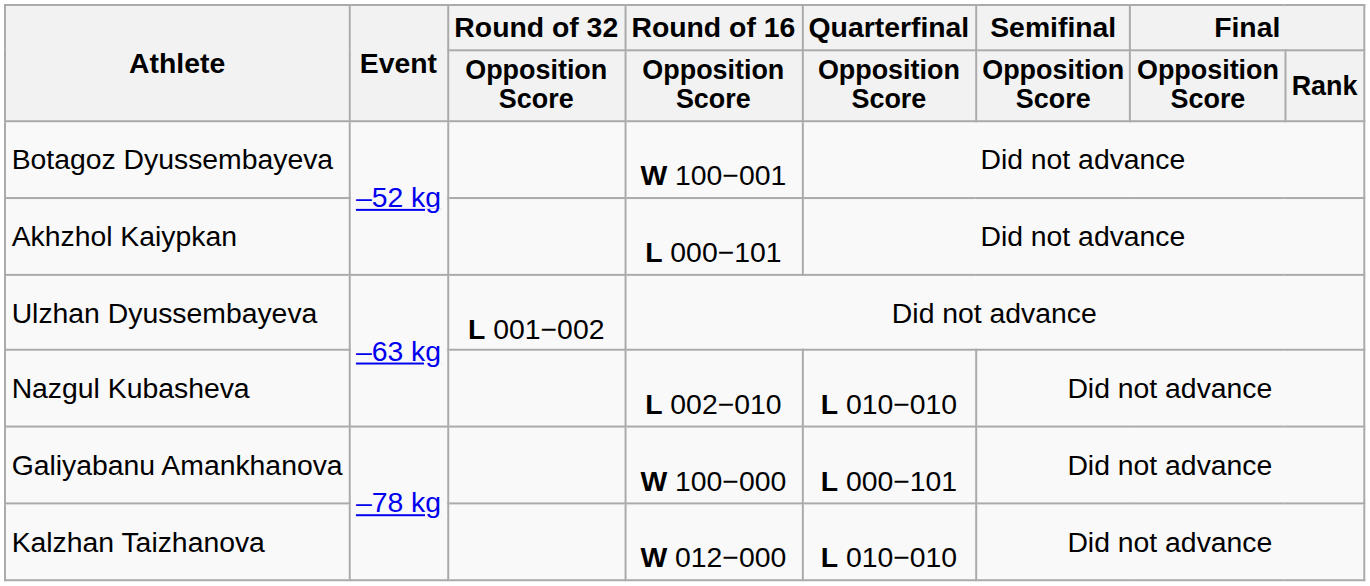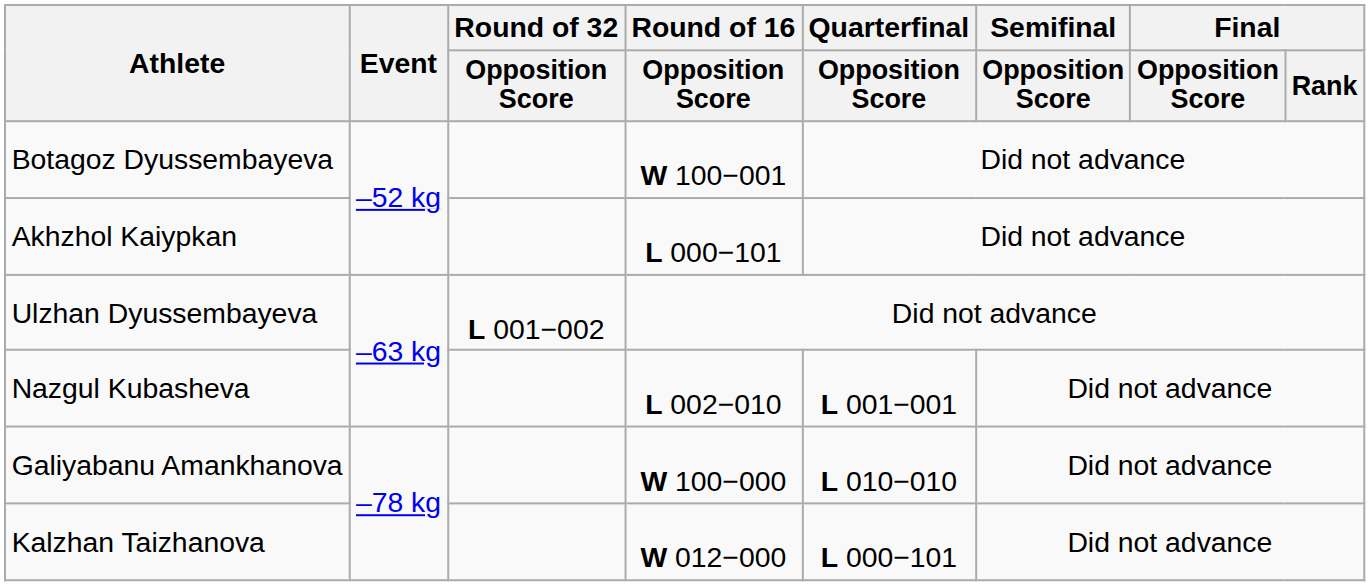(889, 405) L 010−010 -> (889, 405) L 001−001
(889, 481) L 000−101 -> (889, 481) L 010−010
(889, 558) L 010−010 -> (889, 558) L 000−101
